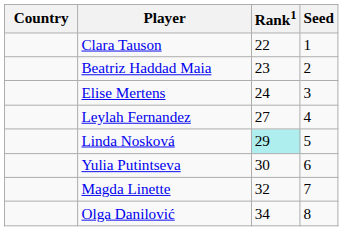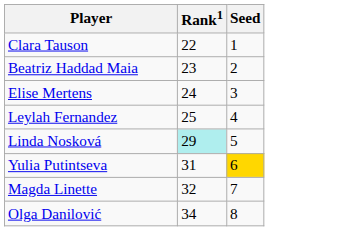- column: (41, 18)
(262, 117) 27 -> (189, 117) 25
(262, 165) 30 -> (189, 165) 31
(307, 165) no background -> (234, 165) gold background
